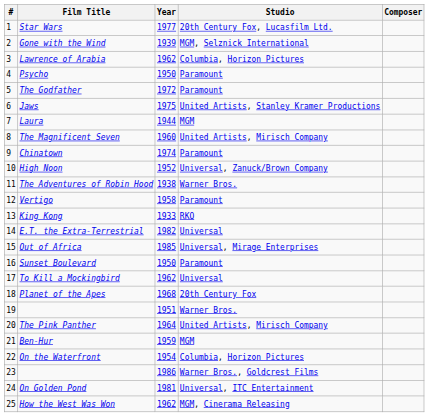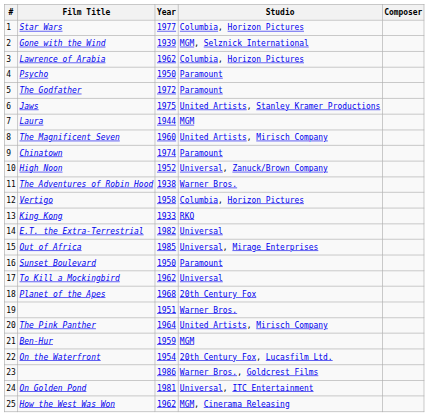(256, 28) 20th Century Fox, Lucasfilm Ltd. -> (242, 28) Columbia, Horizon Pictures
(201, 200) Paramount -> (242, 200) Columbia, Horizon Pictures
(242, 357) Columbia, Horizon Pictures -> (256, 357) 20th Century Fox, Lucasfilm Ltd.
